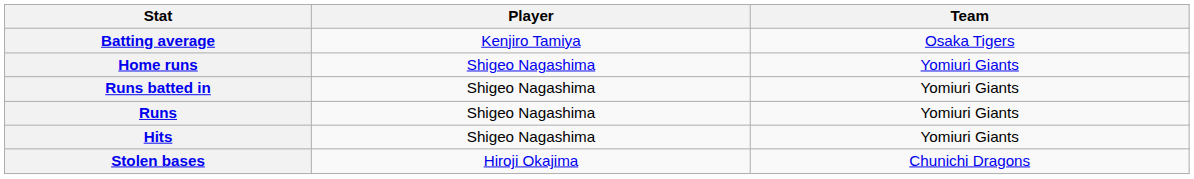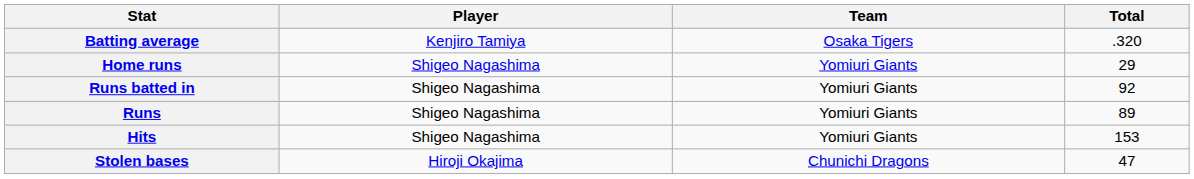+ column: (1127, 16)
